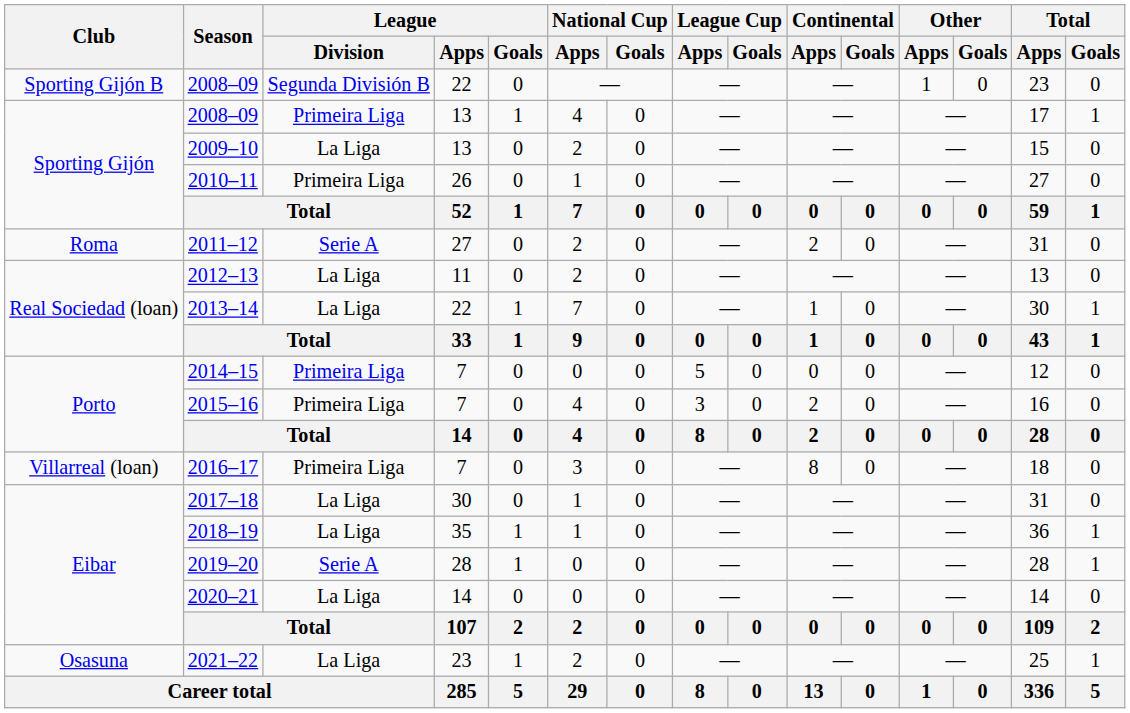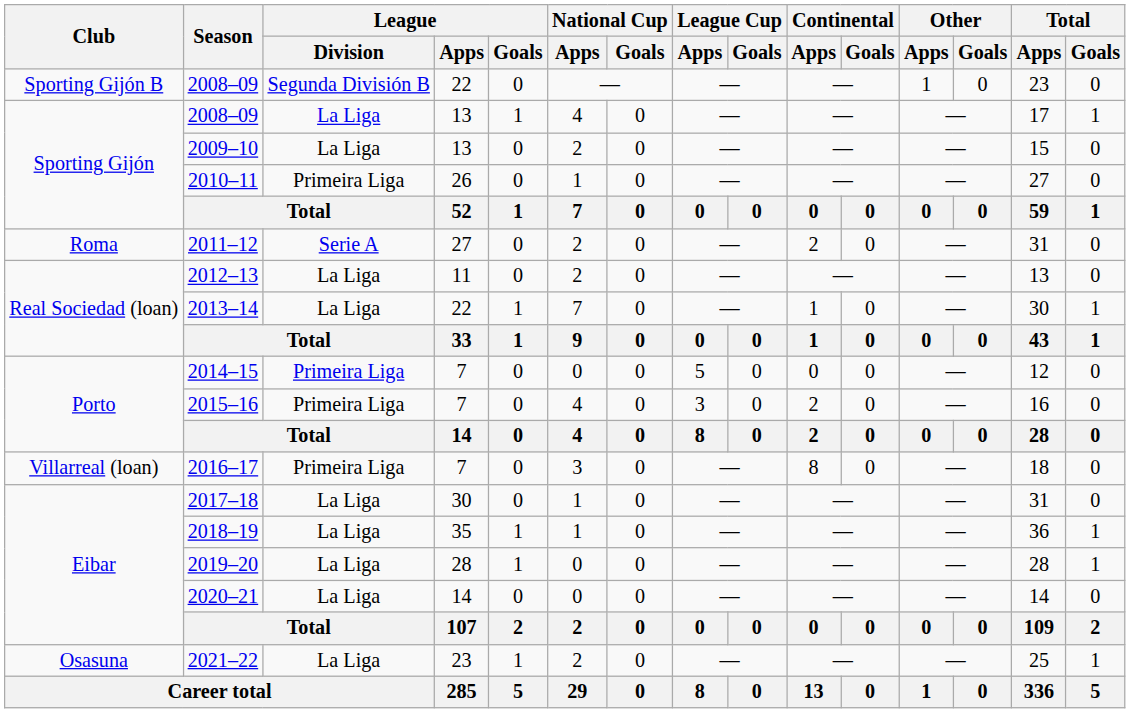(349, 116) Primeira Liga -> (349, 116) La Liga
(349, 564) Serie A -> (349, 564) La Liga
